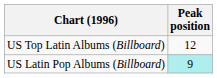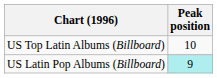(190, 45) 12 -> (190, 45) 10
